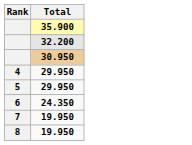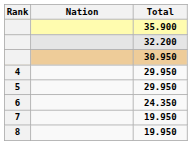+ column: (82, 12)
